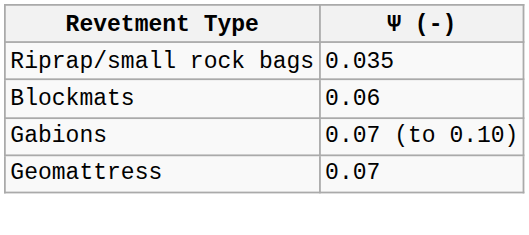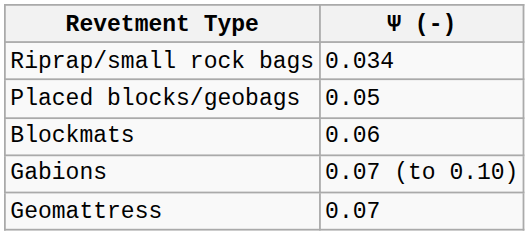(360, 61) 0.035 -> (360, 61) 0.034
+ row: (155, 99)
